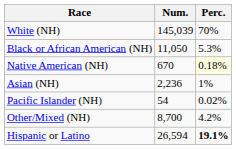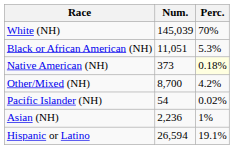(172, 48) 11,050 -> (172, 48) 11,051
(166, 65) 670 -> (166, 65) 373
rows swapped: (33, 83) <-> (48, 118)
(213, 135) bold -> (213, 135) normal
